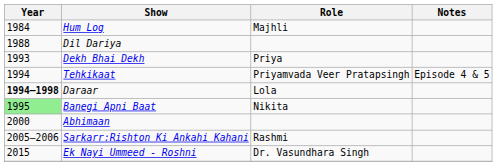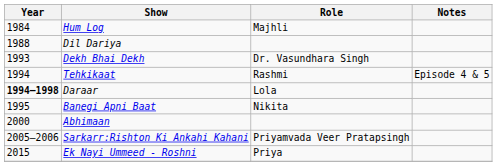(268, 59) Priya -> (311, 59) Dr. Vasundhara Singh
(331, 75) Priyamvada Veer Pratapsingh -> (271, 75) Rashmi
(18, 106) lightgreen background -> (18, 106) no background
(271, 138) Rashmi -> (331, 138) Priyamvada Veer Pratapsingh
(311, 153) Dr. Vasundhara Singh -> (268, 153) Priya
